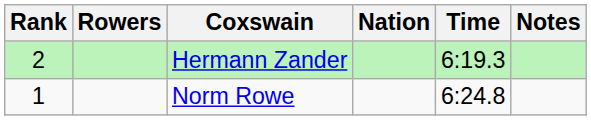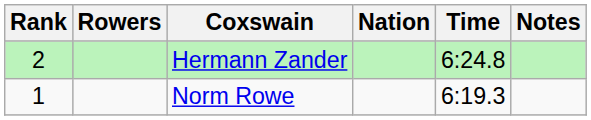(473, 59) 6:19.3 -> (473, 59) 6:24.8
(473, 96) 6:24.8 -> (473, 96) 6:19.3
